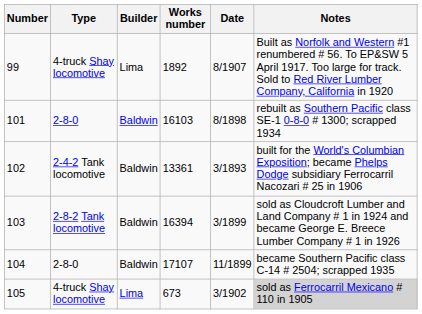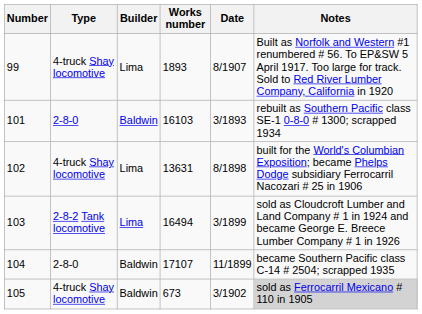(175, 67) 1892 -> (175, 67) 1893
(230, 121) 8/1898 -> (230, 121) 3/1893
(79, 168) 2-4-2 Tank locomotive -> (84, 168) 4-truck Shay locomotive
(139, 168) Baldwin -> (131, 168) Lima
(178, 168) 13361 -> (178, 168) 13631
(230, 168) 3/1893 -> (230, 168) 8/1898
(139, 222) Baldwin -> (131, 222) Lima
(178, 222) 16394 -> (178, 222) 16494
(131, 294) Lima -> (139, 294) Baldwin
